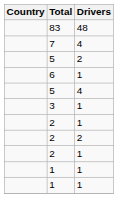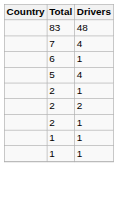- row: (52, 59)
- row: (52, 106)
